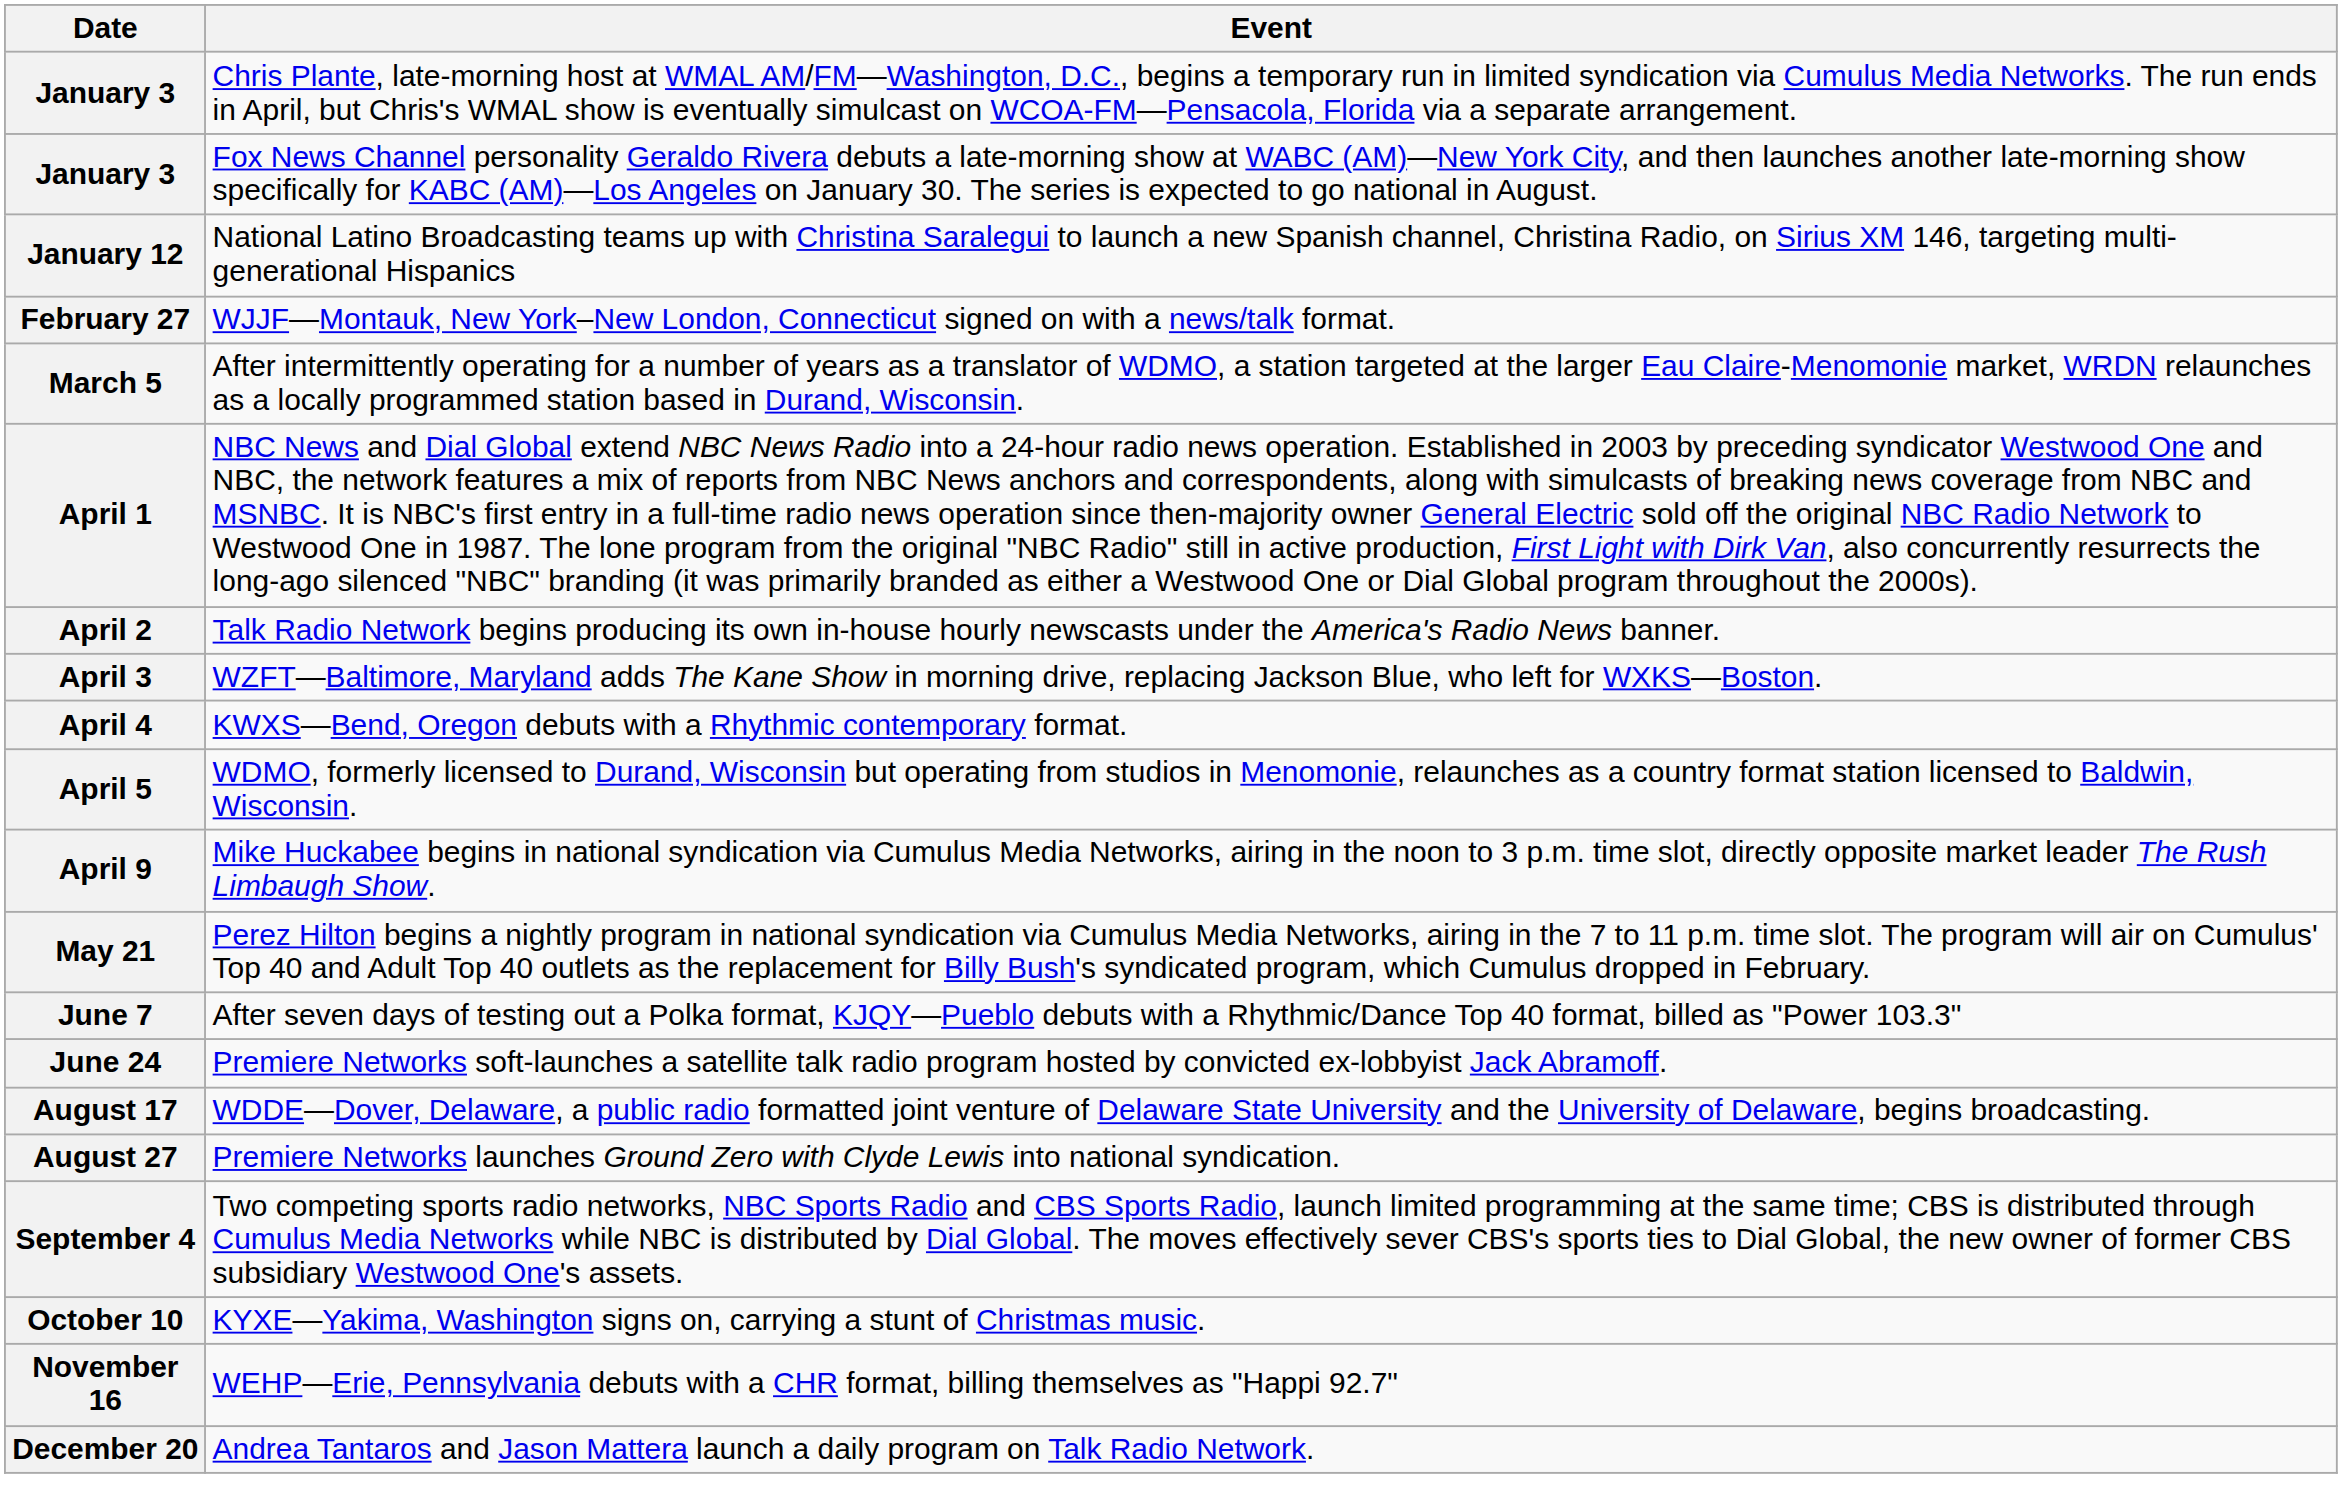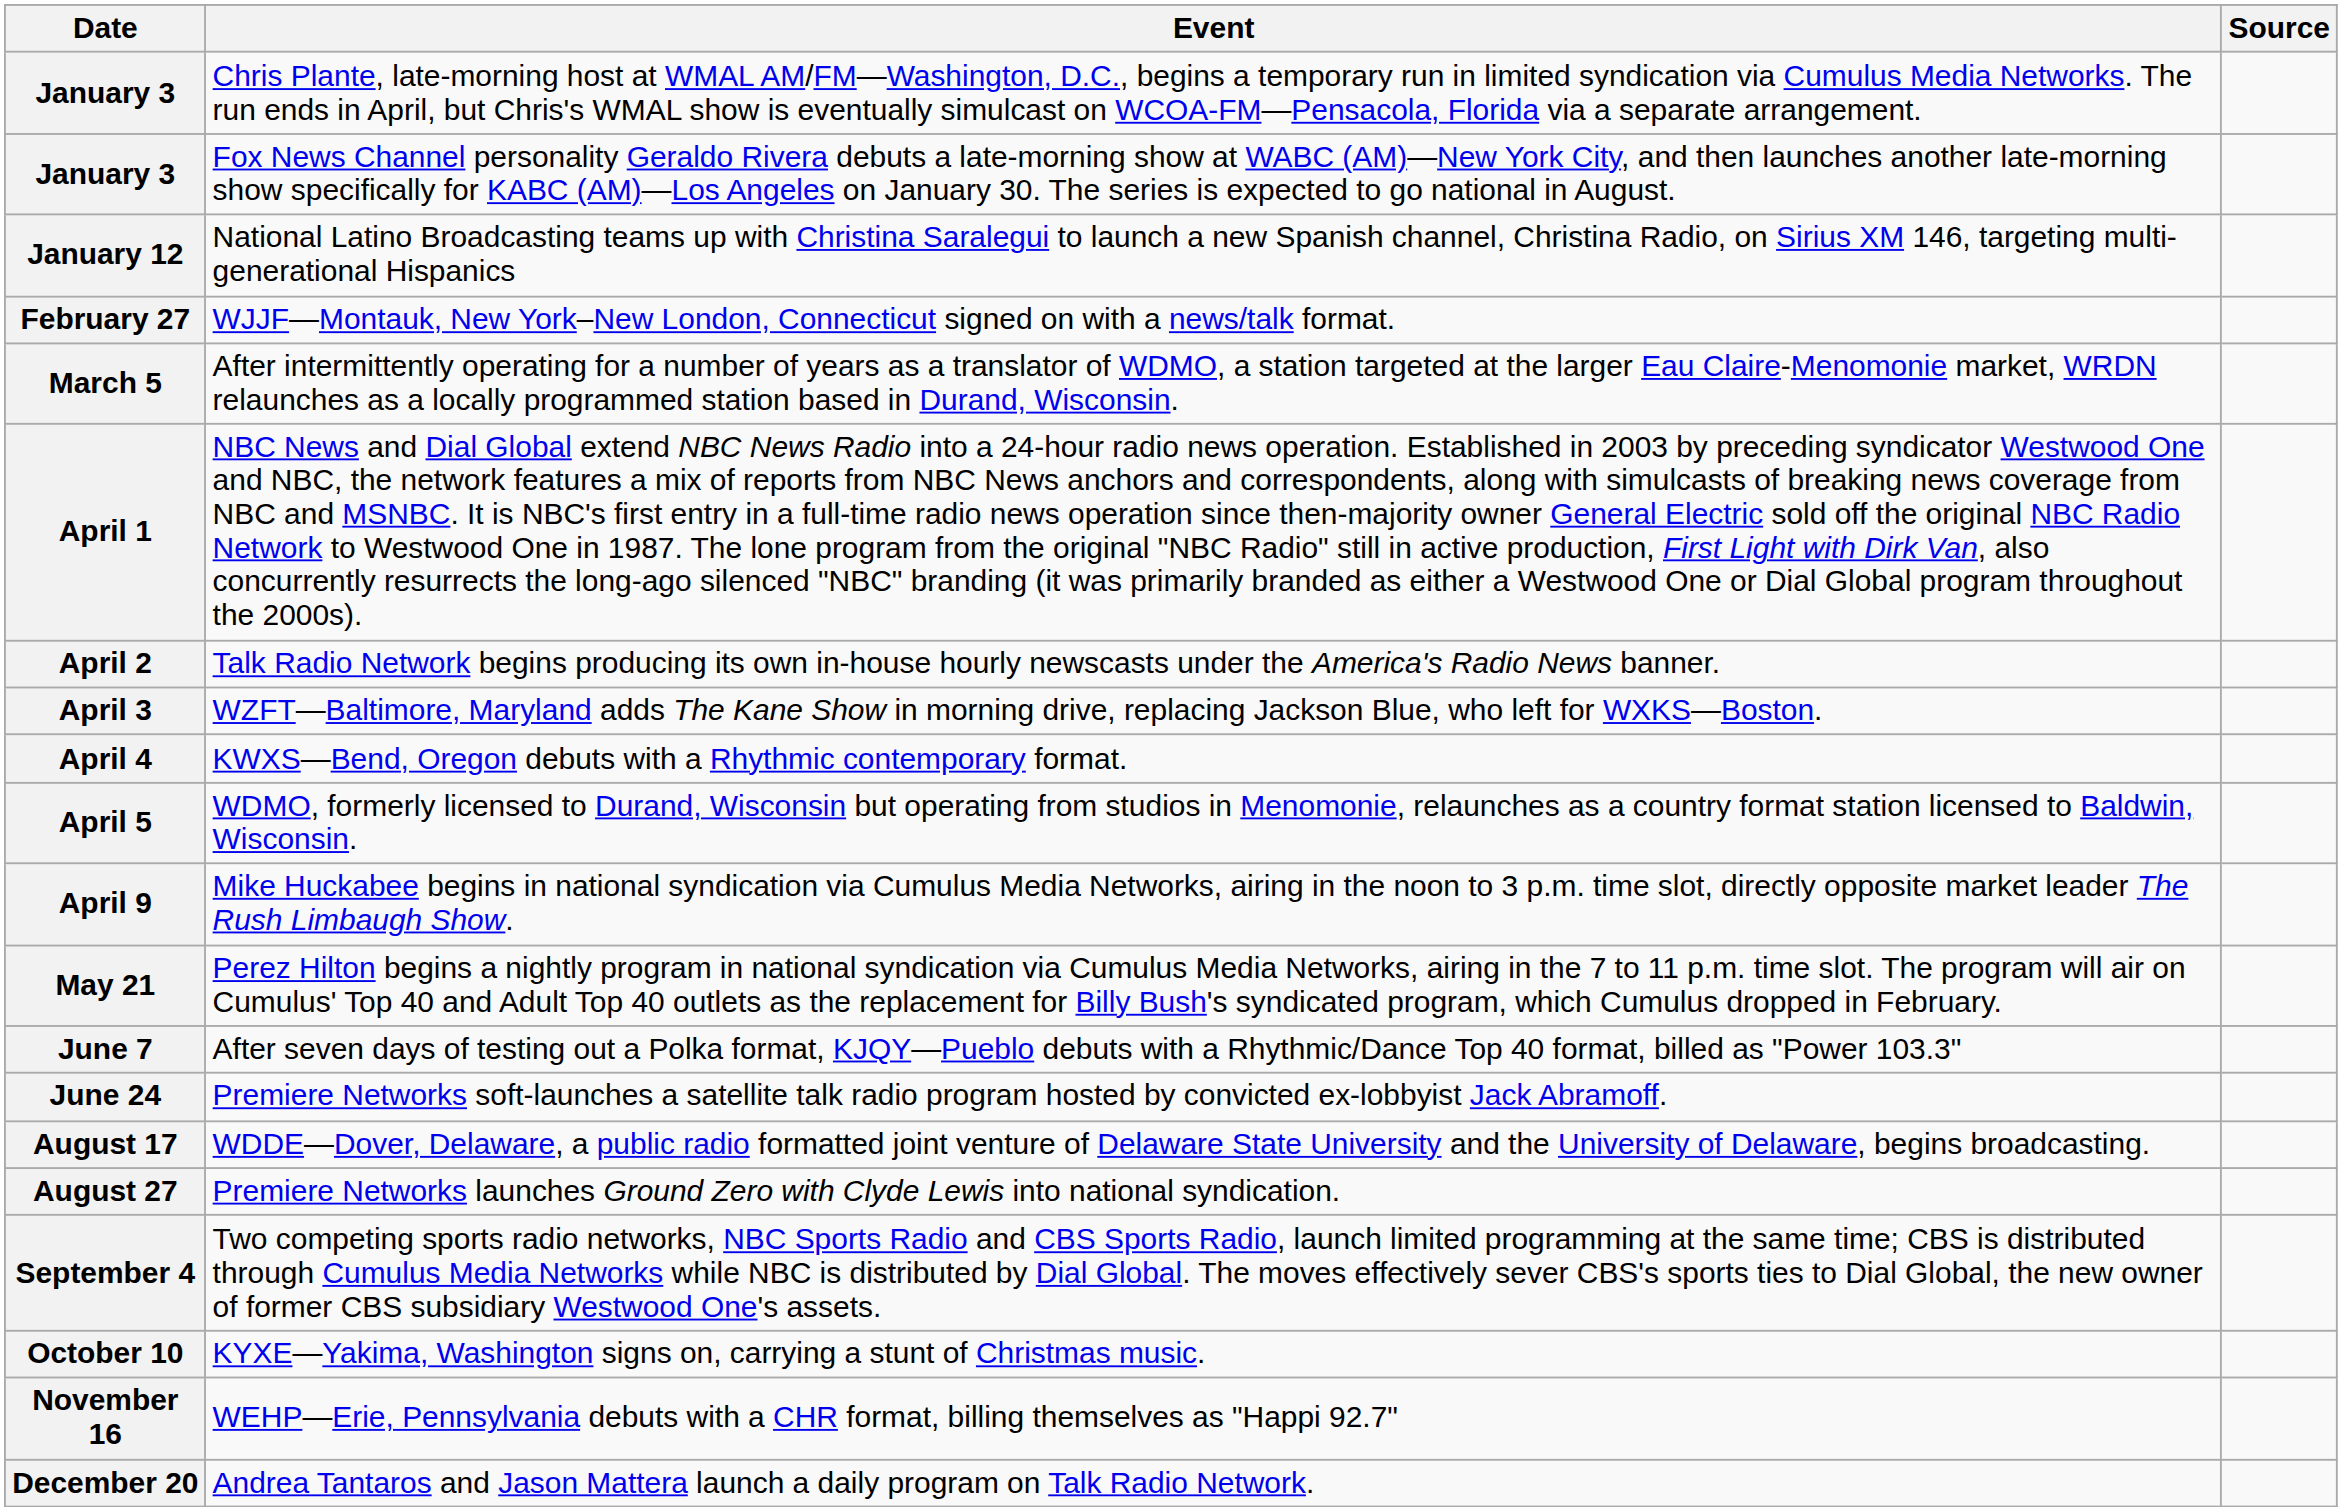+ column: (2279, 28)
